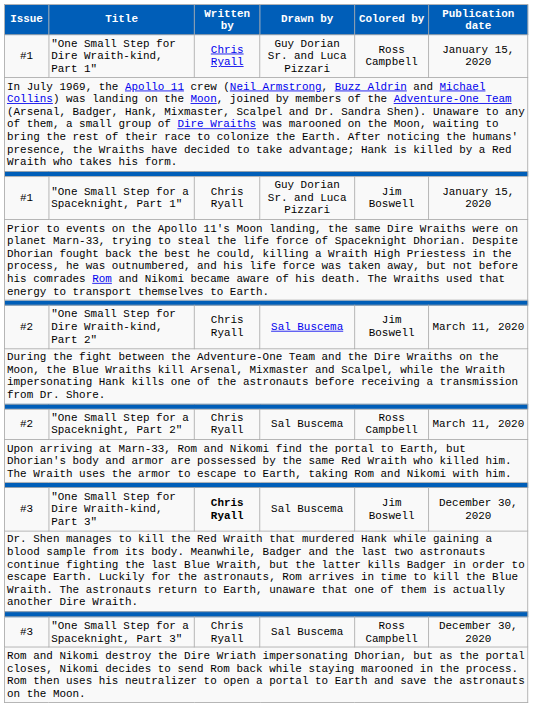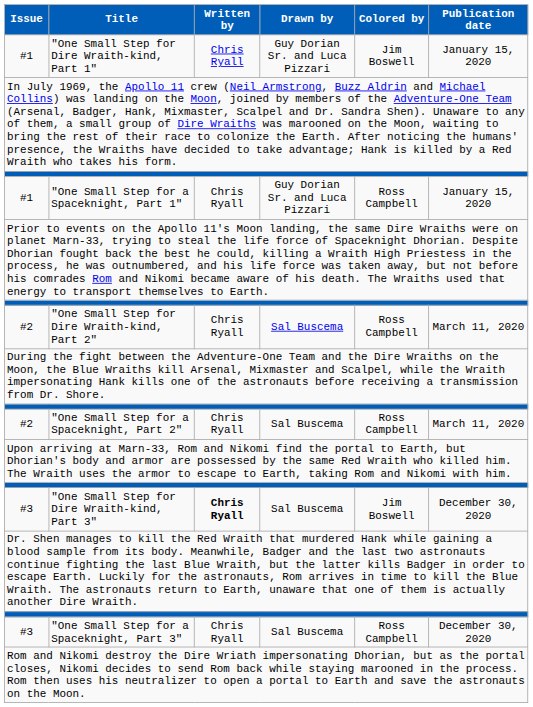(392, 56) Ross Campbell -> (392, 56) Jim Boswell
(392, 198) Jim Boswell -> (392, 198) Ross Campbell
(392, 327) Jim Boswell -> (392, 327) Ross Campbell
